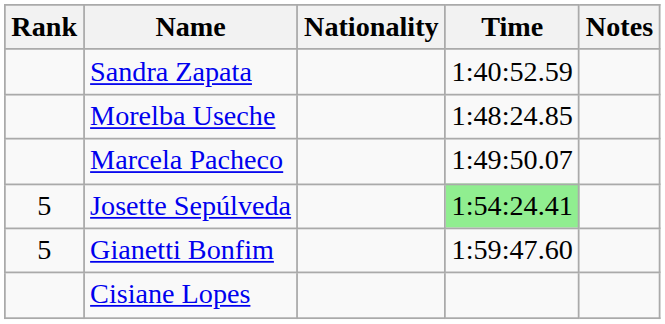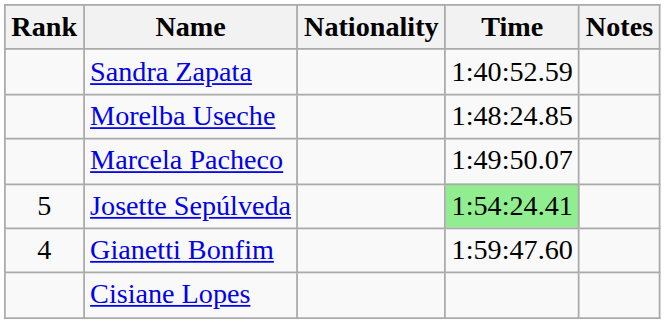(44, 250) 5 -> (44, 250) 4
